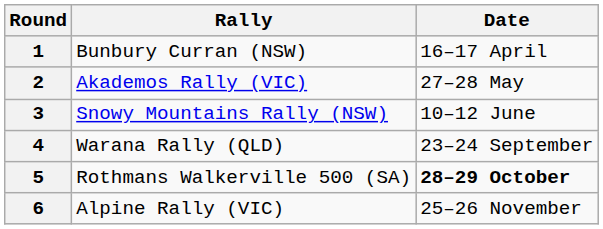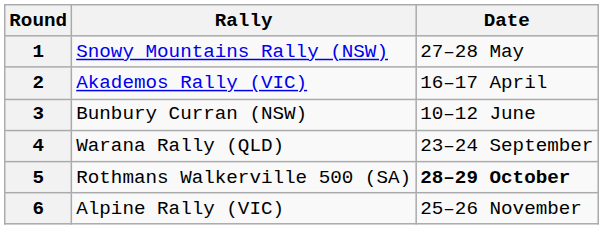(192, 52) Bunbury Curran (NSW) -> (232, 52) Snowy Mountains Rally (NSW)
(484, 52) 16–17 April -> (472, 52) 27–28 May
(472, 83) 27–28 May -> (484, 83) 16–17 April
(232, 114) Snowy Mountains Rally (NSW) -> (192, 114) Bunbury Curran (NSW)
